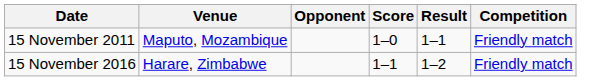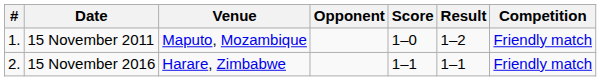+ column: (14, 16)
(434, 40) 1–1 -> (453, 40) 1–2
(434, 64) 1–2 -> (453, 64) 1–1
